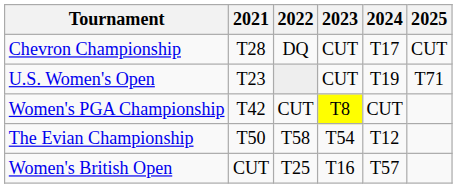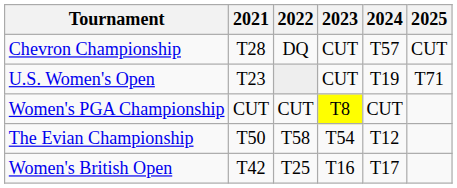(385, 49) T17 -> (385, 49) T57
(251, 109) T42 -> (251, 109) CUT
(251, 168) CUT -> (251, 168) T42
(385, 168) T57 -> (385, 168) T17
